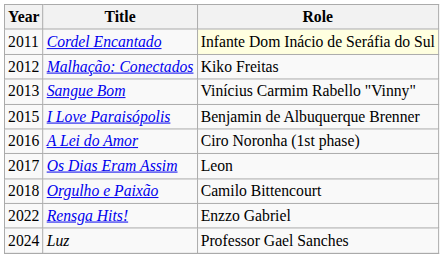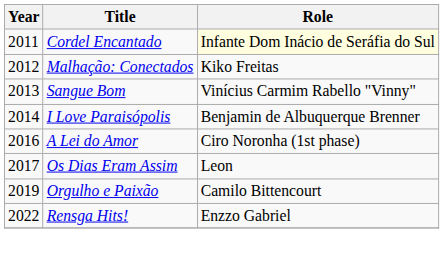(24, 116) 2015 -> (24, 116) 2014
(24, 191) 2018 -> (24, 191) 2019
- row: (58, 240)
